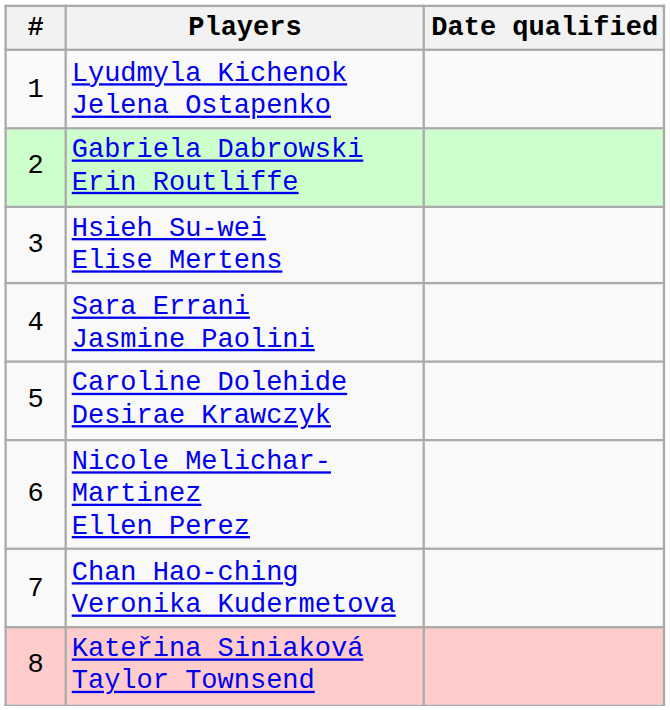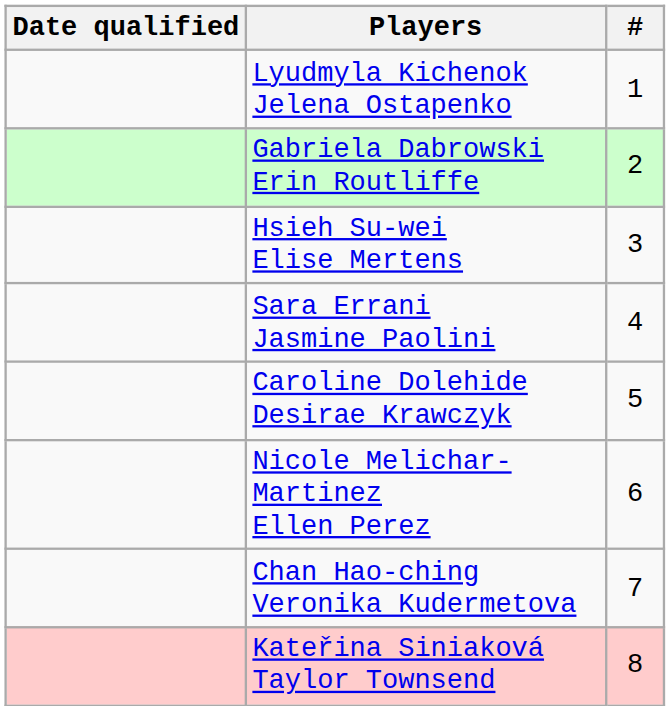columns swapped: (36, 28) <-> (545, 28)
